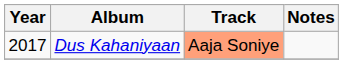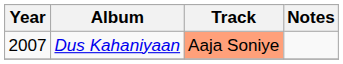(28, 45) 2017 -> (28, 45) 2007
